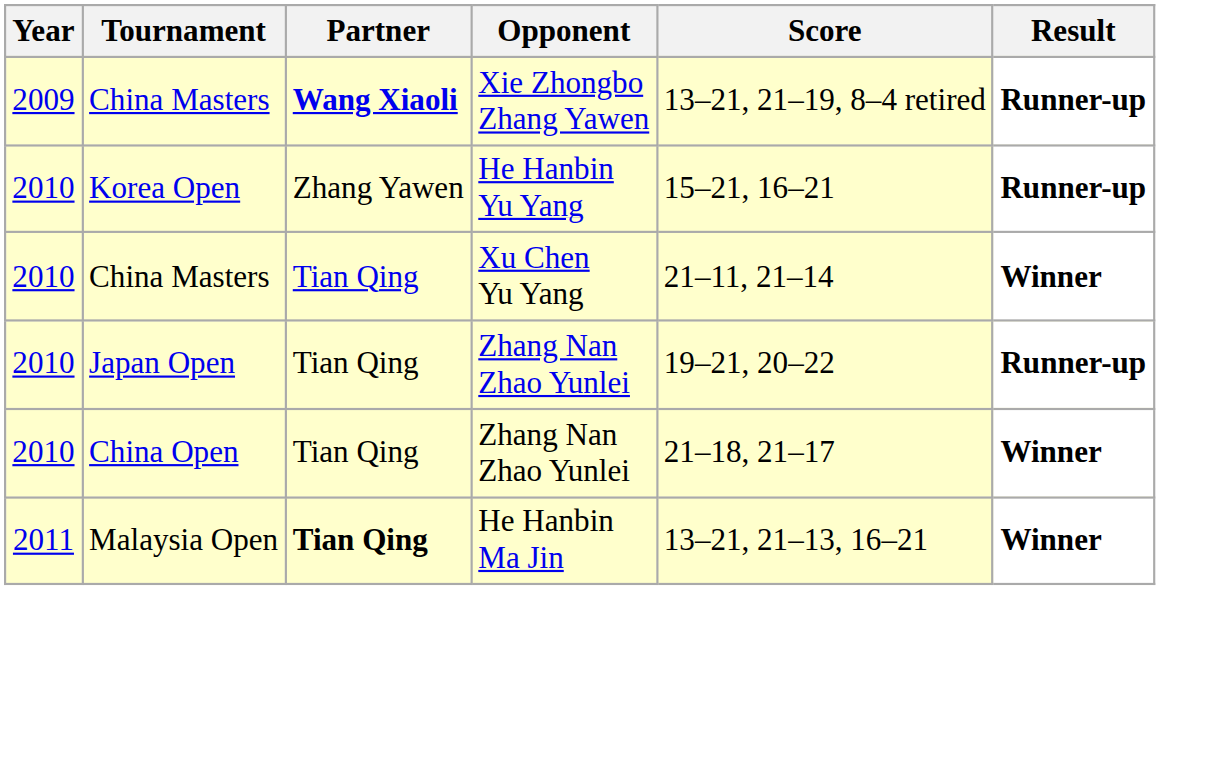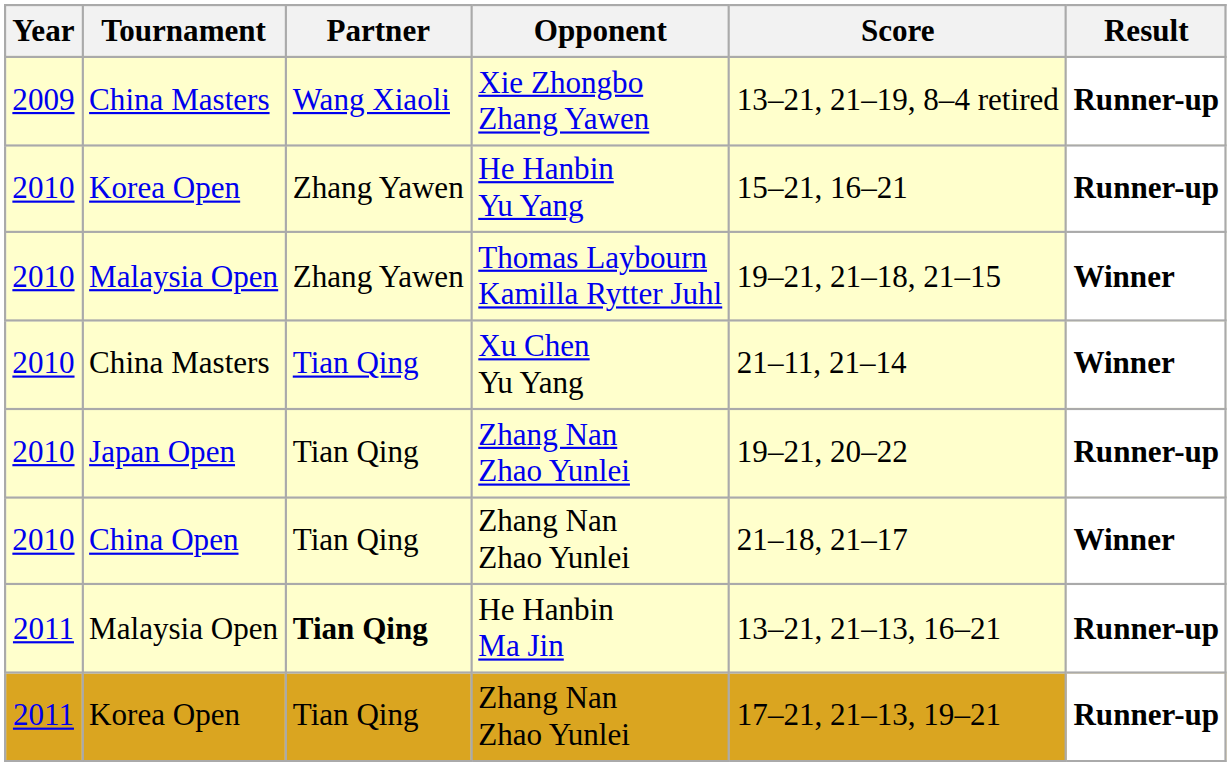(375, 100) bold -> (371, 100) normal
+ row: (184, 276)
(1051, 540) Winner -> (1146, 628) Runner-up
+ row: (165, 716)
